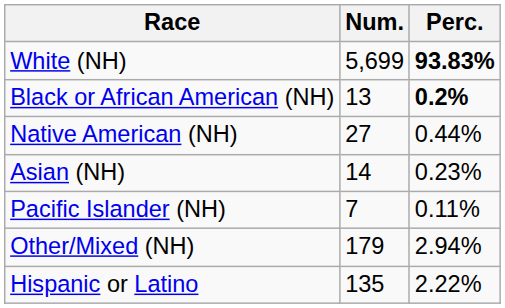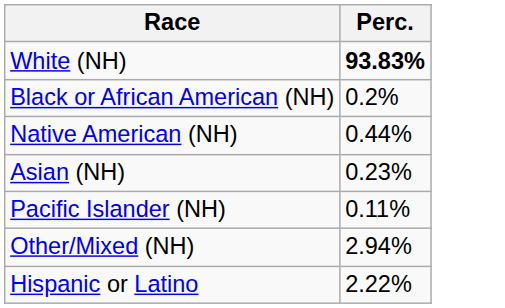- column: (375, 23)
(442, 97) bold -> (372, 97) normal
